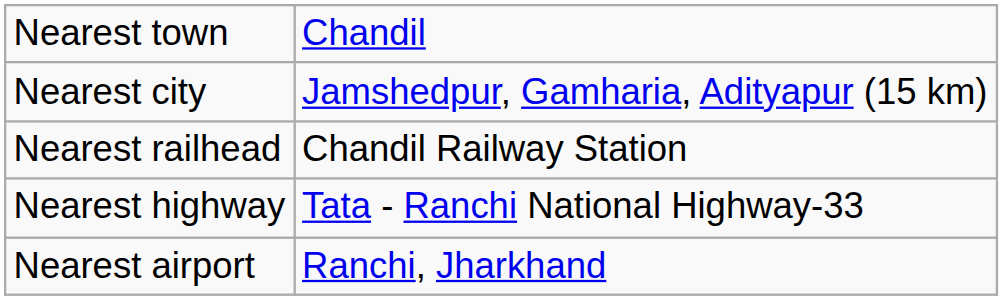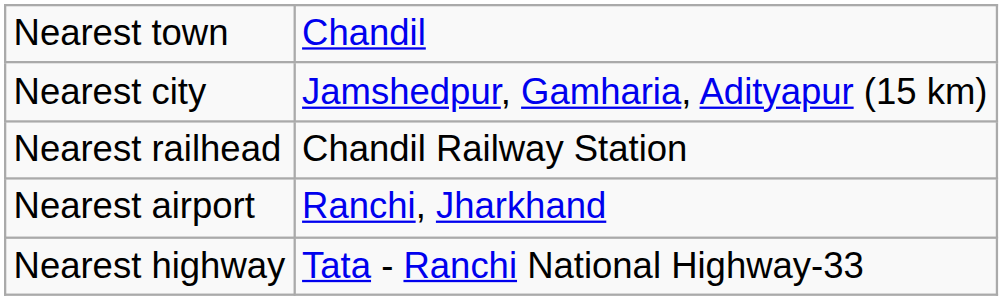rows swapped: (134, 264) <-> (149, 206)
